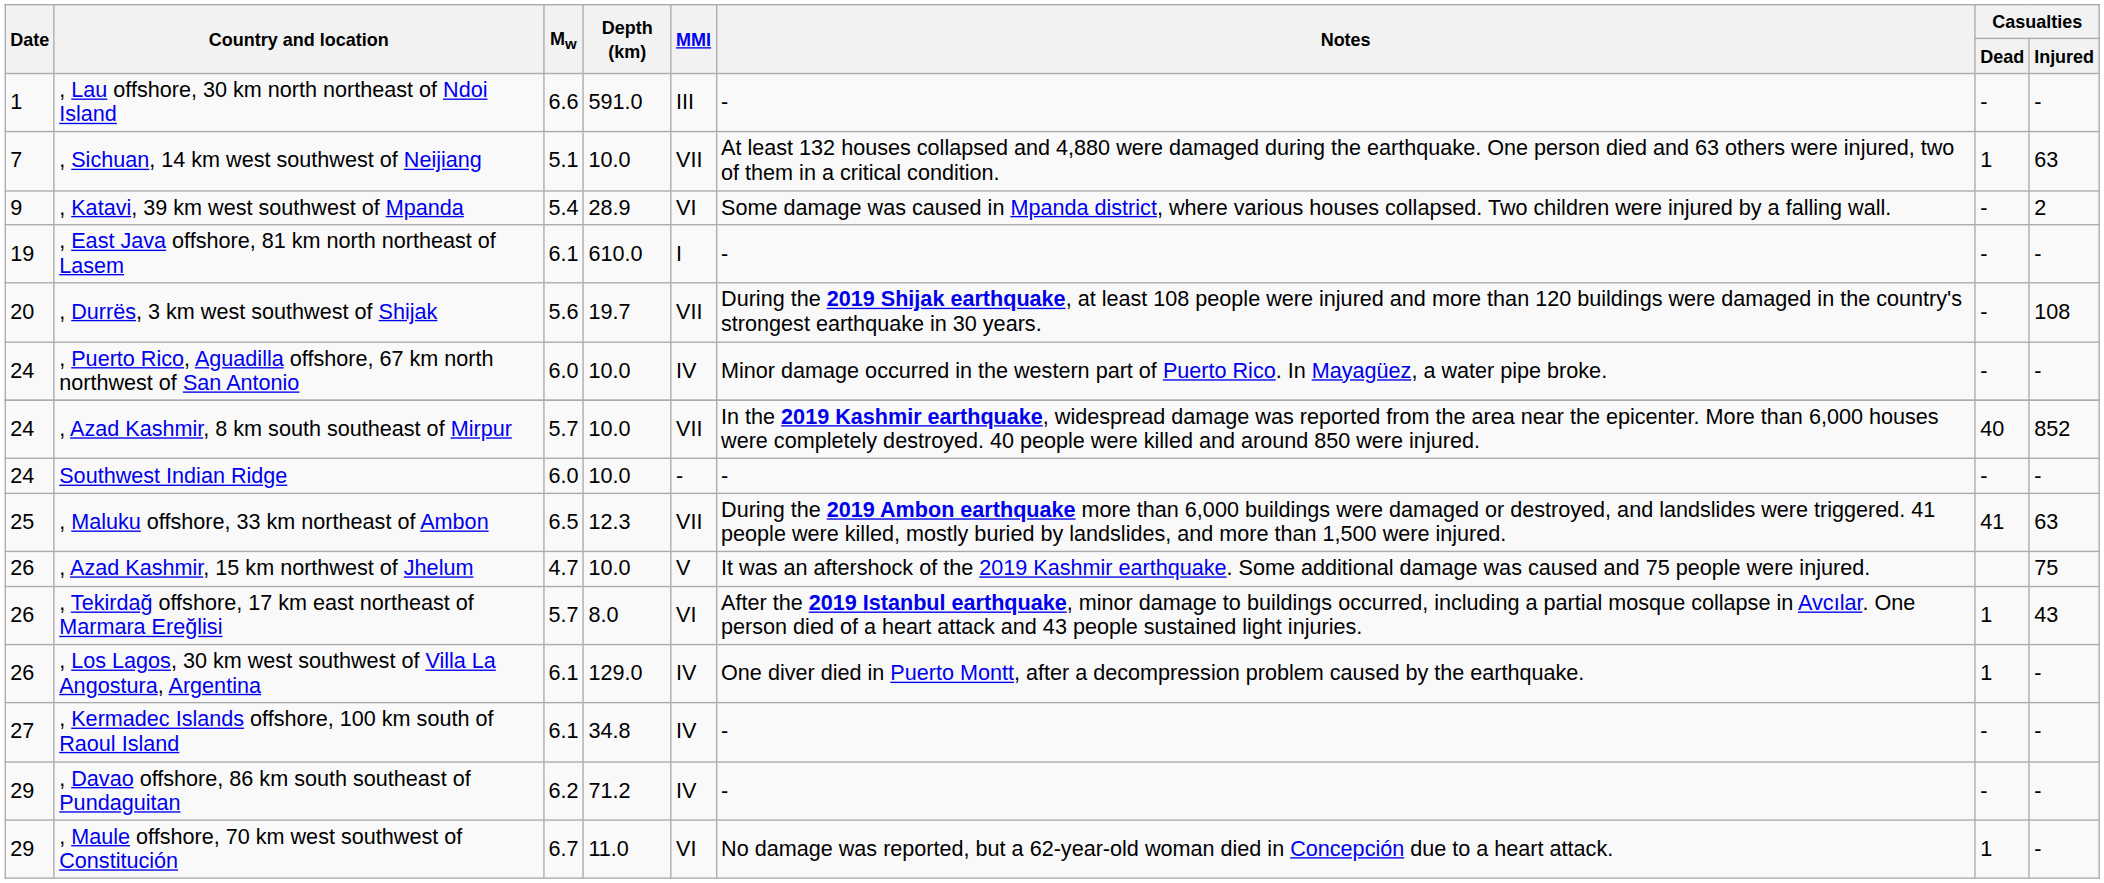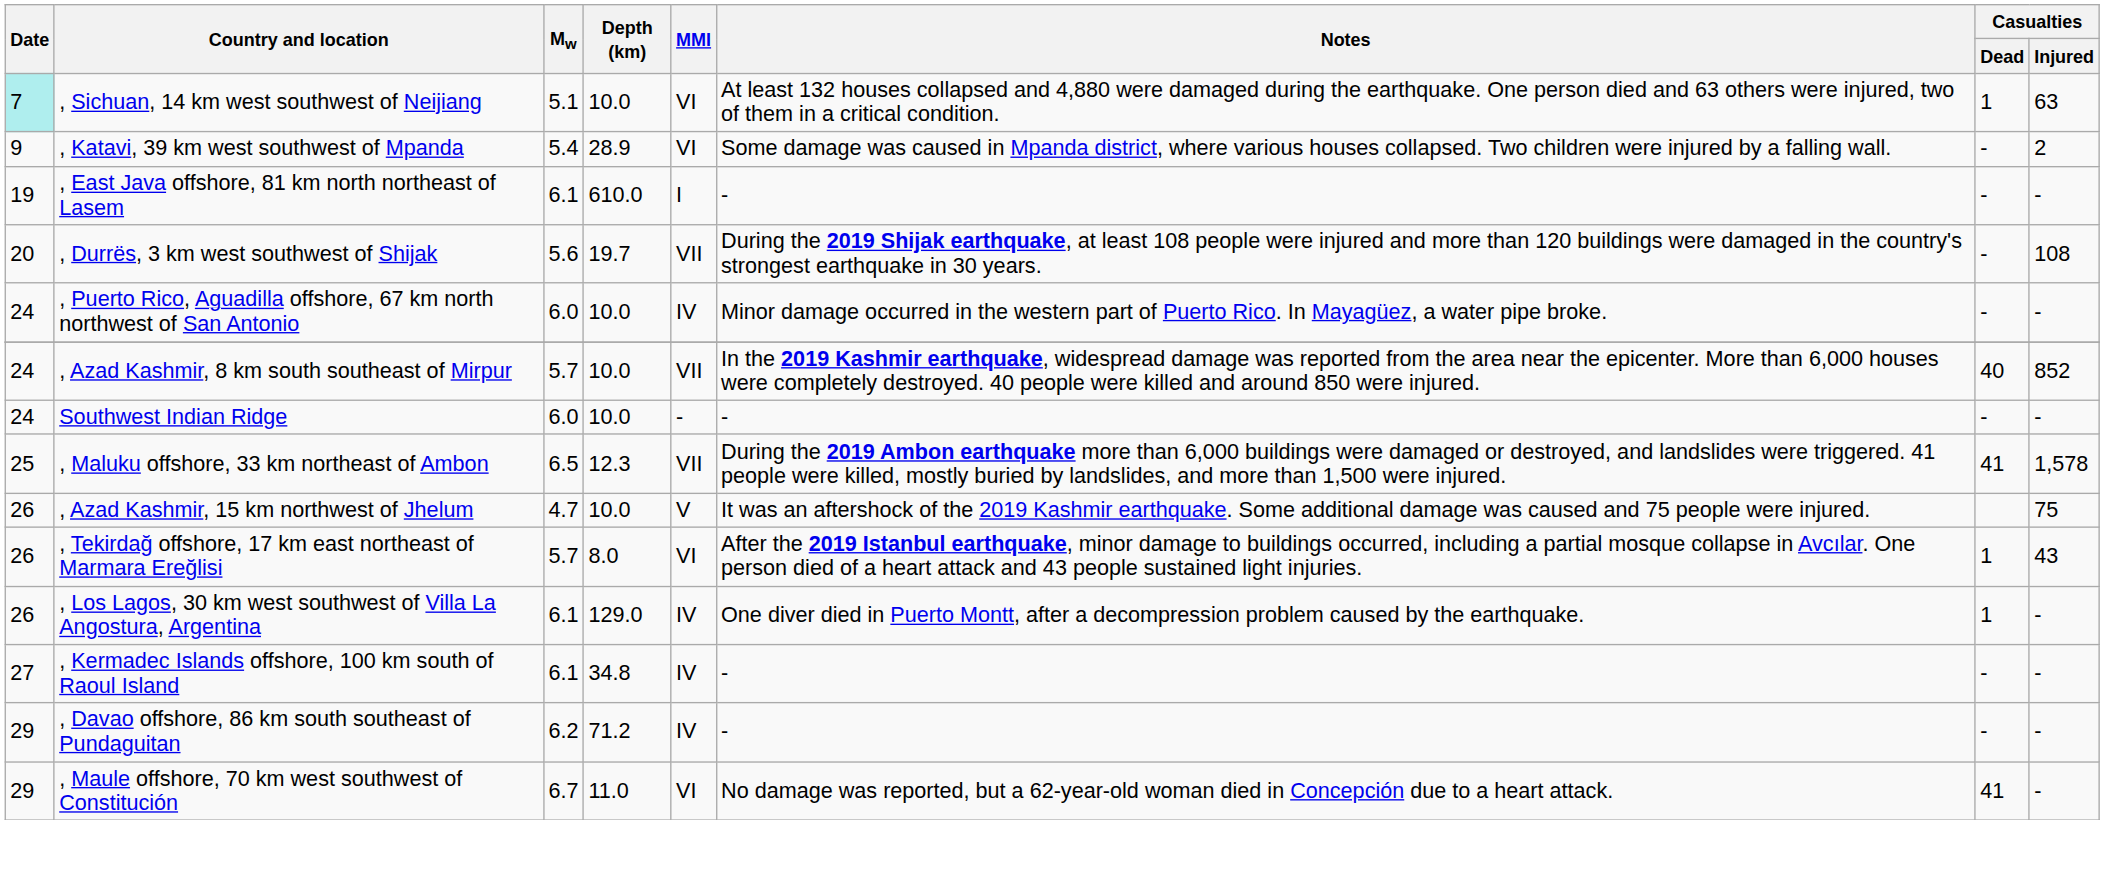- row: (273, 102)
(16, 160) no background -> (16, 102) paleturquoise background
(689, 160) VII -> (686, 102) VI
(2046, 522) 63 -> (2061, 463) 1,578
(1986, 849) 1 -> (1992, 790) 41
